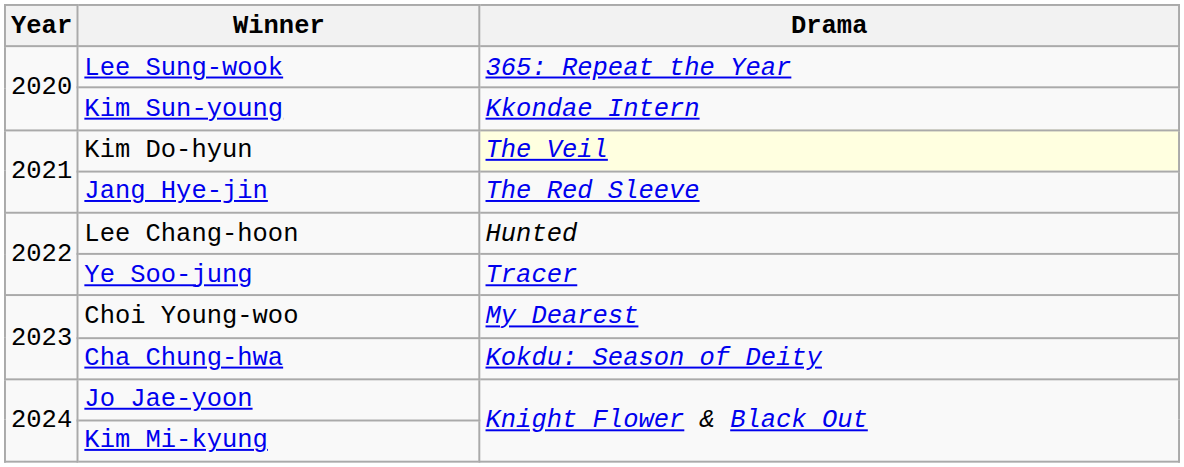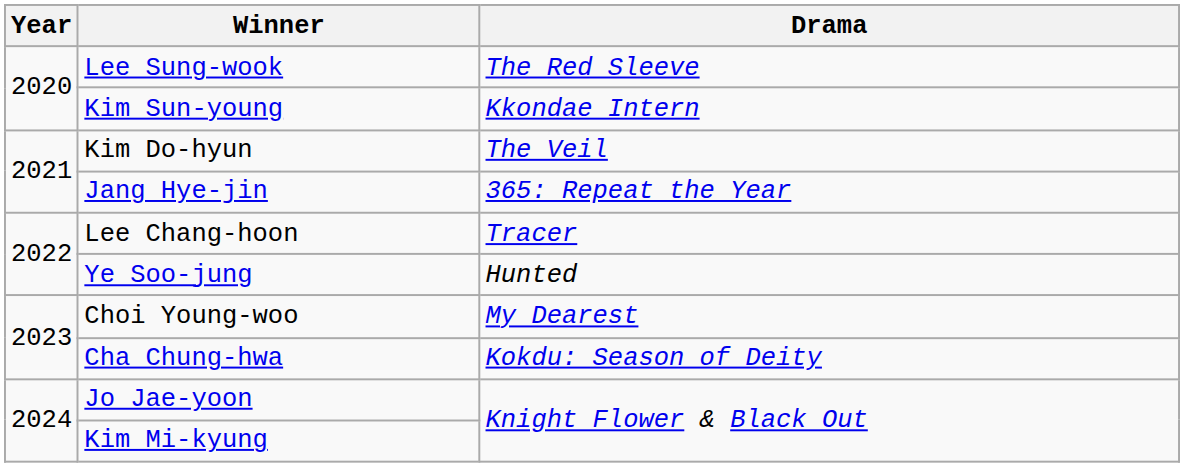(638, 67) 365: Repeat the Year -> (593, 67) The Red Sleeve
(547, 150) lightyellow background -> (547, 150) no background
(593, 192) The Red Sleeve -> (638, 192) 365: Repeat the Year
(531, 233) Hunted -> (531, 233) Tracer
(531, 275) Tracer -> (531, 275) Hunted
